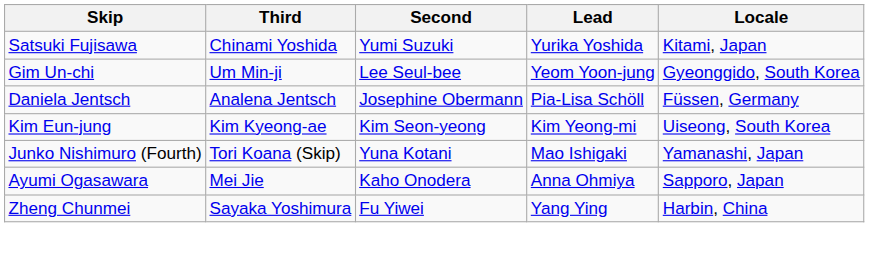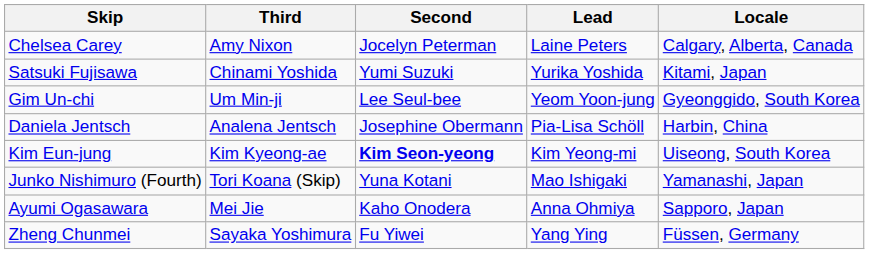+ row: (65, 45)
(731, 99) Füssen, Germany -> (715, 126) Harbin, China
(422, 126) normal -> (427, 153) bold
(715, 208) Harbin, China -> (731, 235) Füssen, Germany
